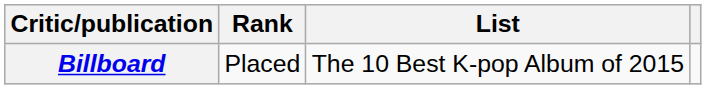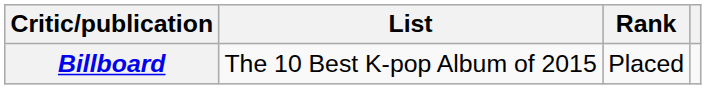columns swapped: (498, 24) <-> (262, 24)
